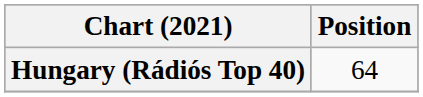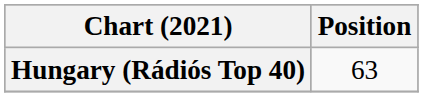(365, 69) 64 -> (365, 69) 63
